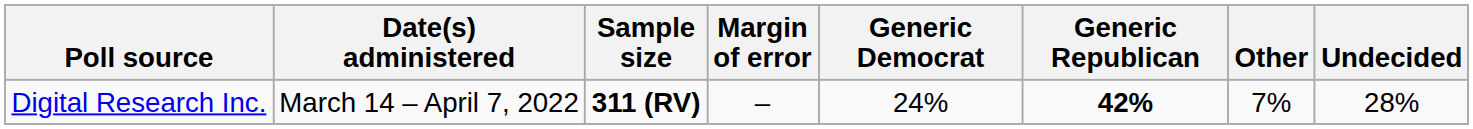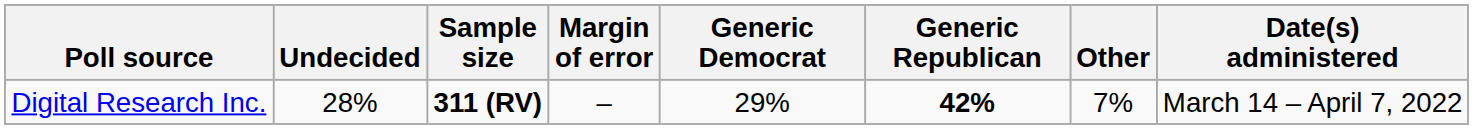columns swapped: (429, 43) <-> (1392, 58)
(921, 102) 24% -> (762, 102) 29%
